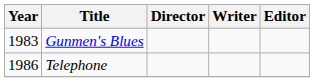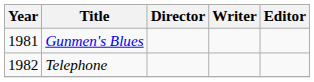(23, 40) 1983 -> (23, 40) 1981
(23, 64) 1986 -> (23, 64) 1982
